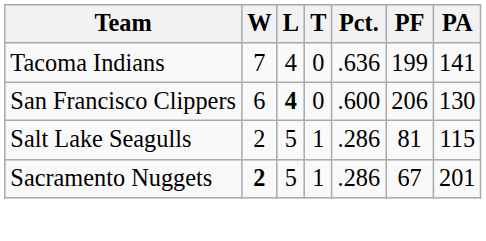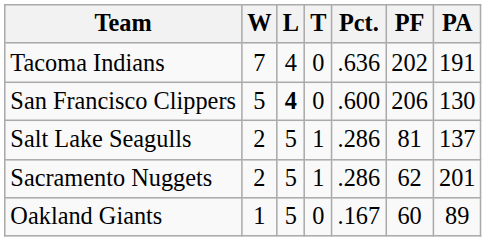(410, 62) 199 -> (410, 62) 202
(457, 62) 141 -> (457, 62) 191
(259, 100) 6 -> (259, 100) 5
(457, 139) 115 -> (457, 139) 137
(259, 178) bold -> (259, 178) normal
(410, 178) 67 -> (410, 178) 62
+ row: (86, 216)
